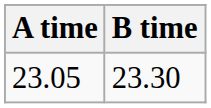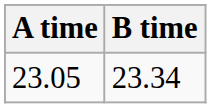(146, 77) 23.30 -> (146, 77) 23.34
